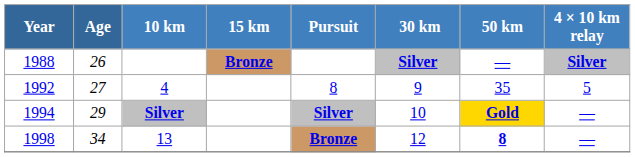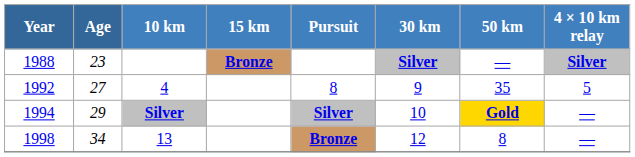(98, 61) 26 -> (98, 61) 23
(502, 139) bold -> (502, 139) normal
